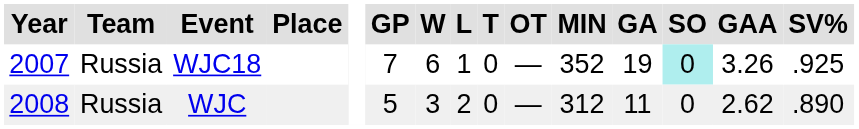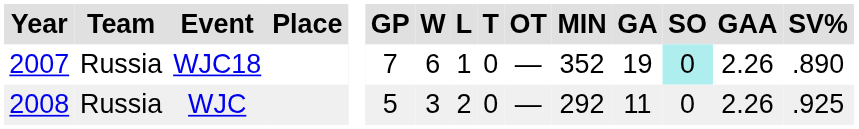(747, 64) 3.26 -> (747, 64) 2.26
(818, 64) .925 -> (818, 64) .890
(582, 104) 312 -> (582, 104) 292
(747, 104) 2.62 -> (747, 104) 2.26
(818, 104) .890 -> (818, 104) .925
